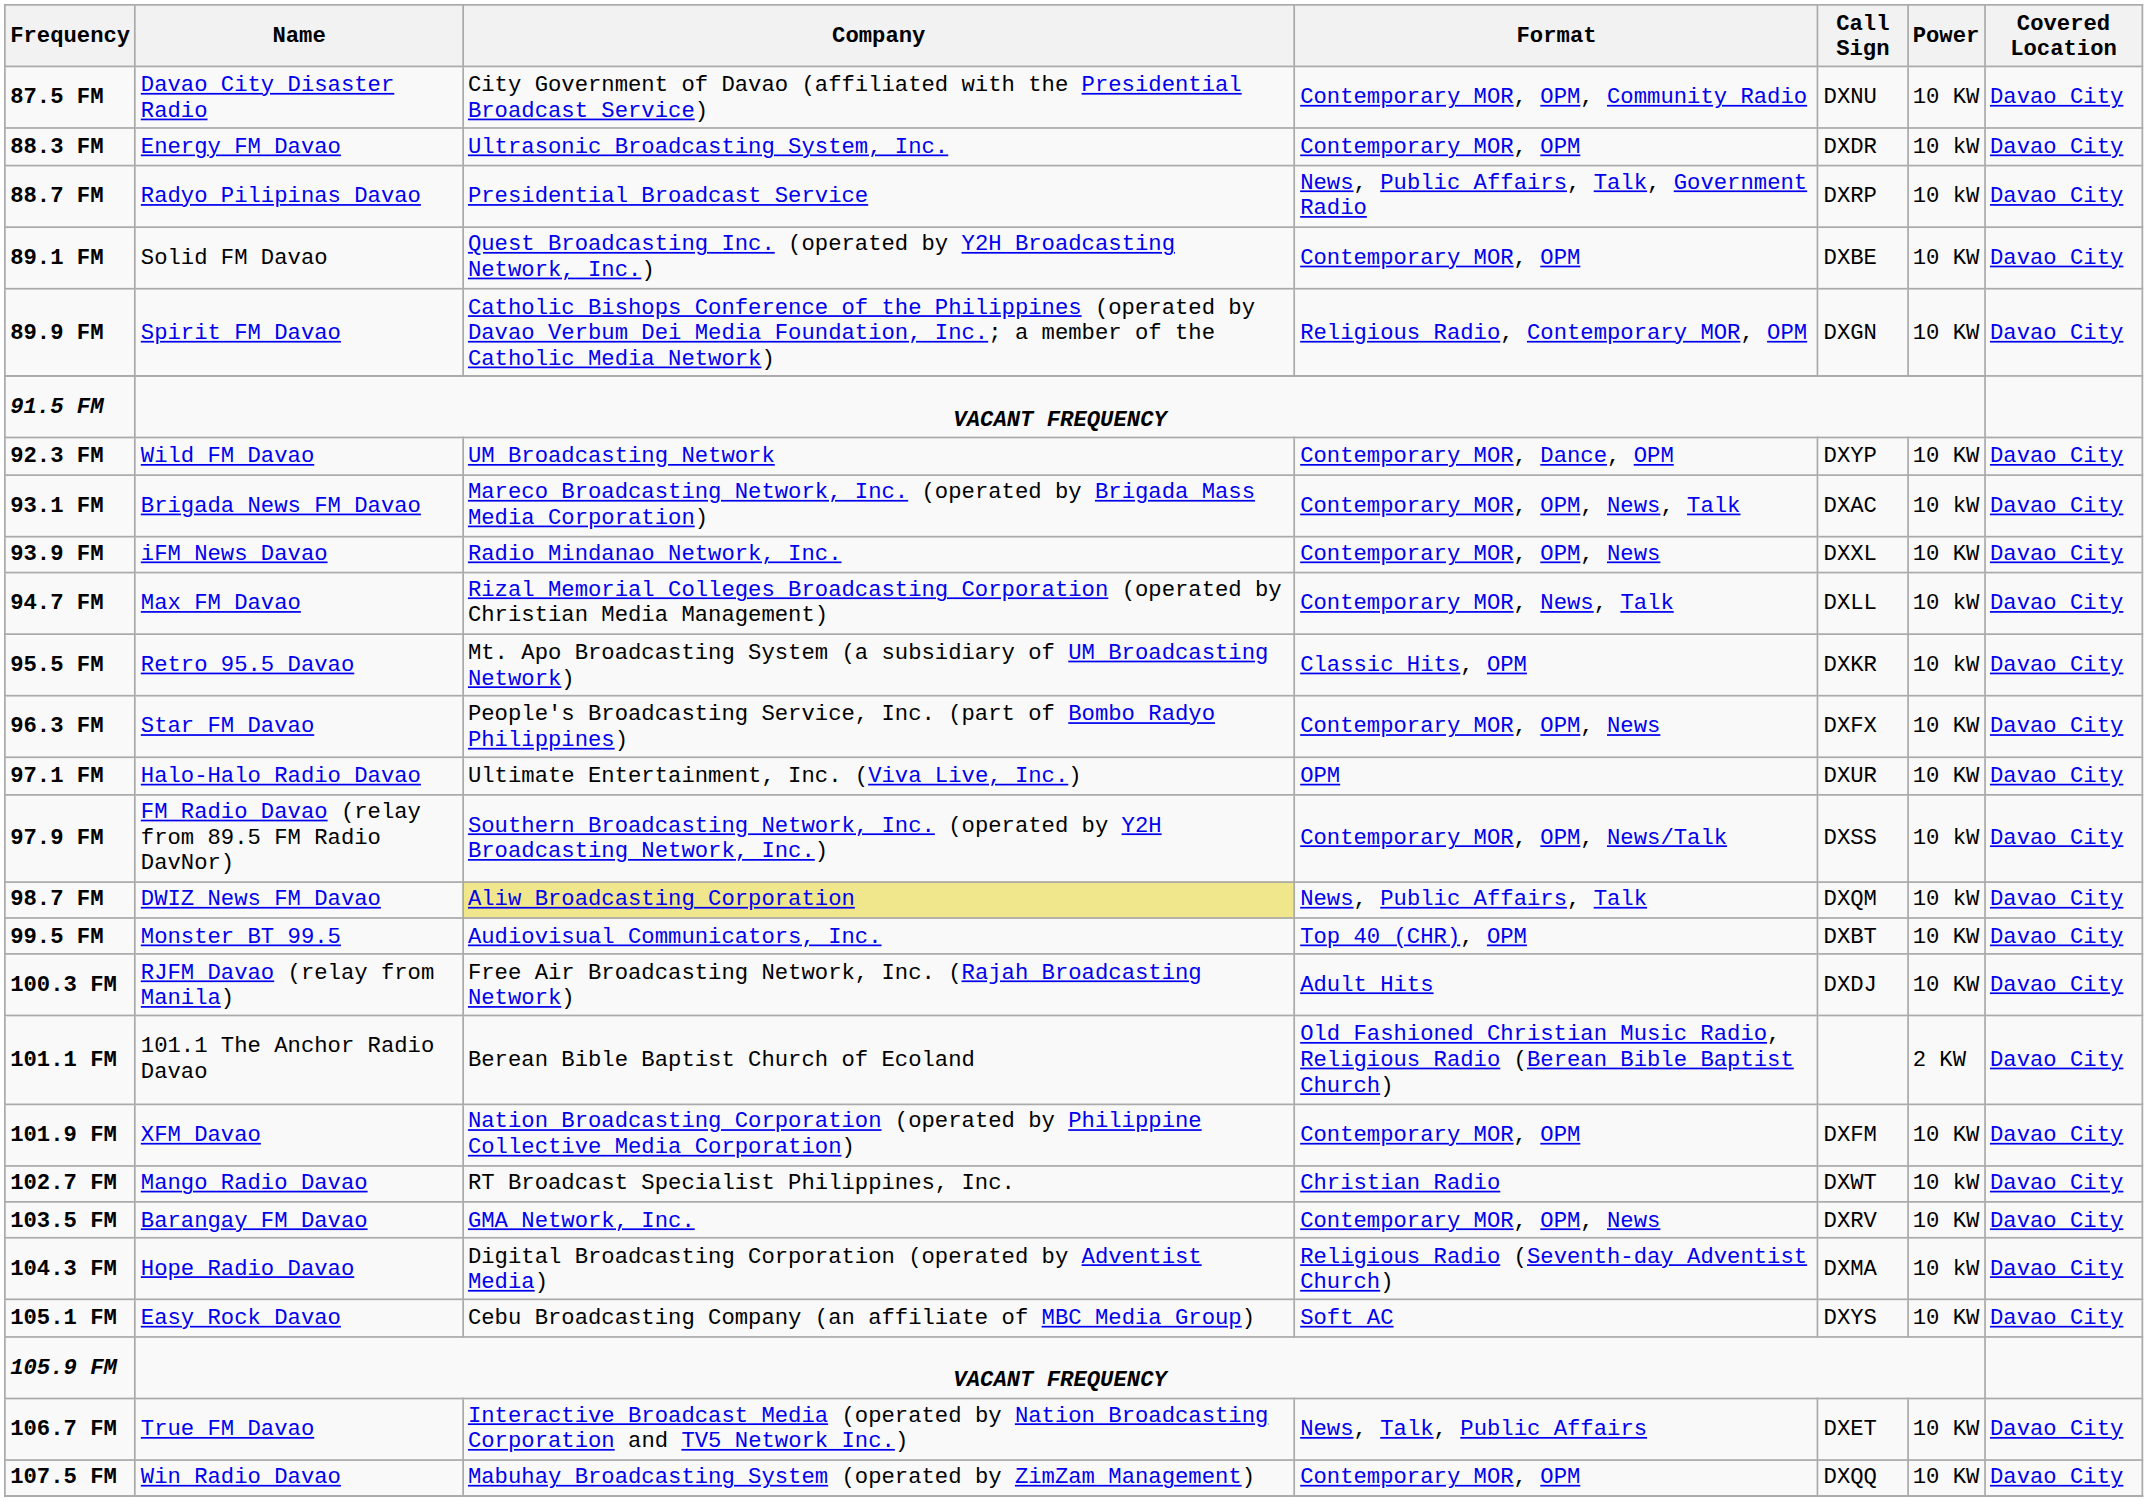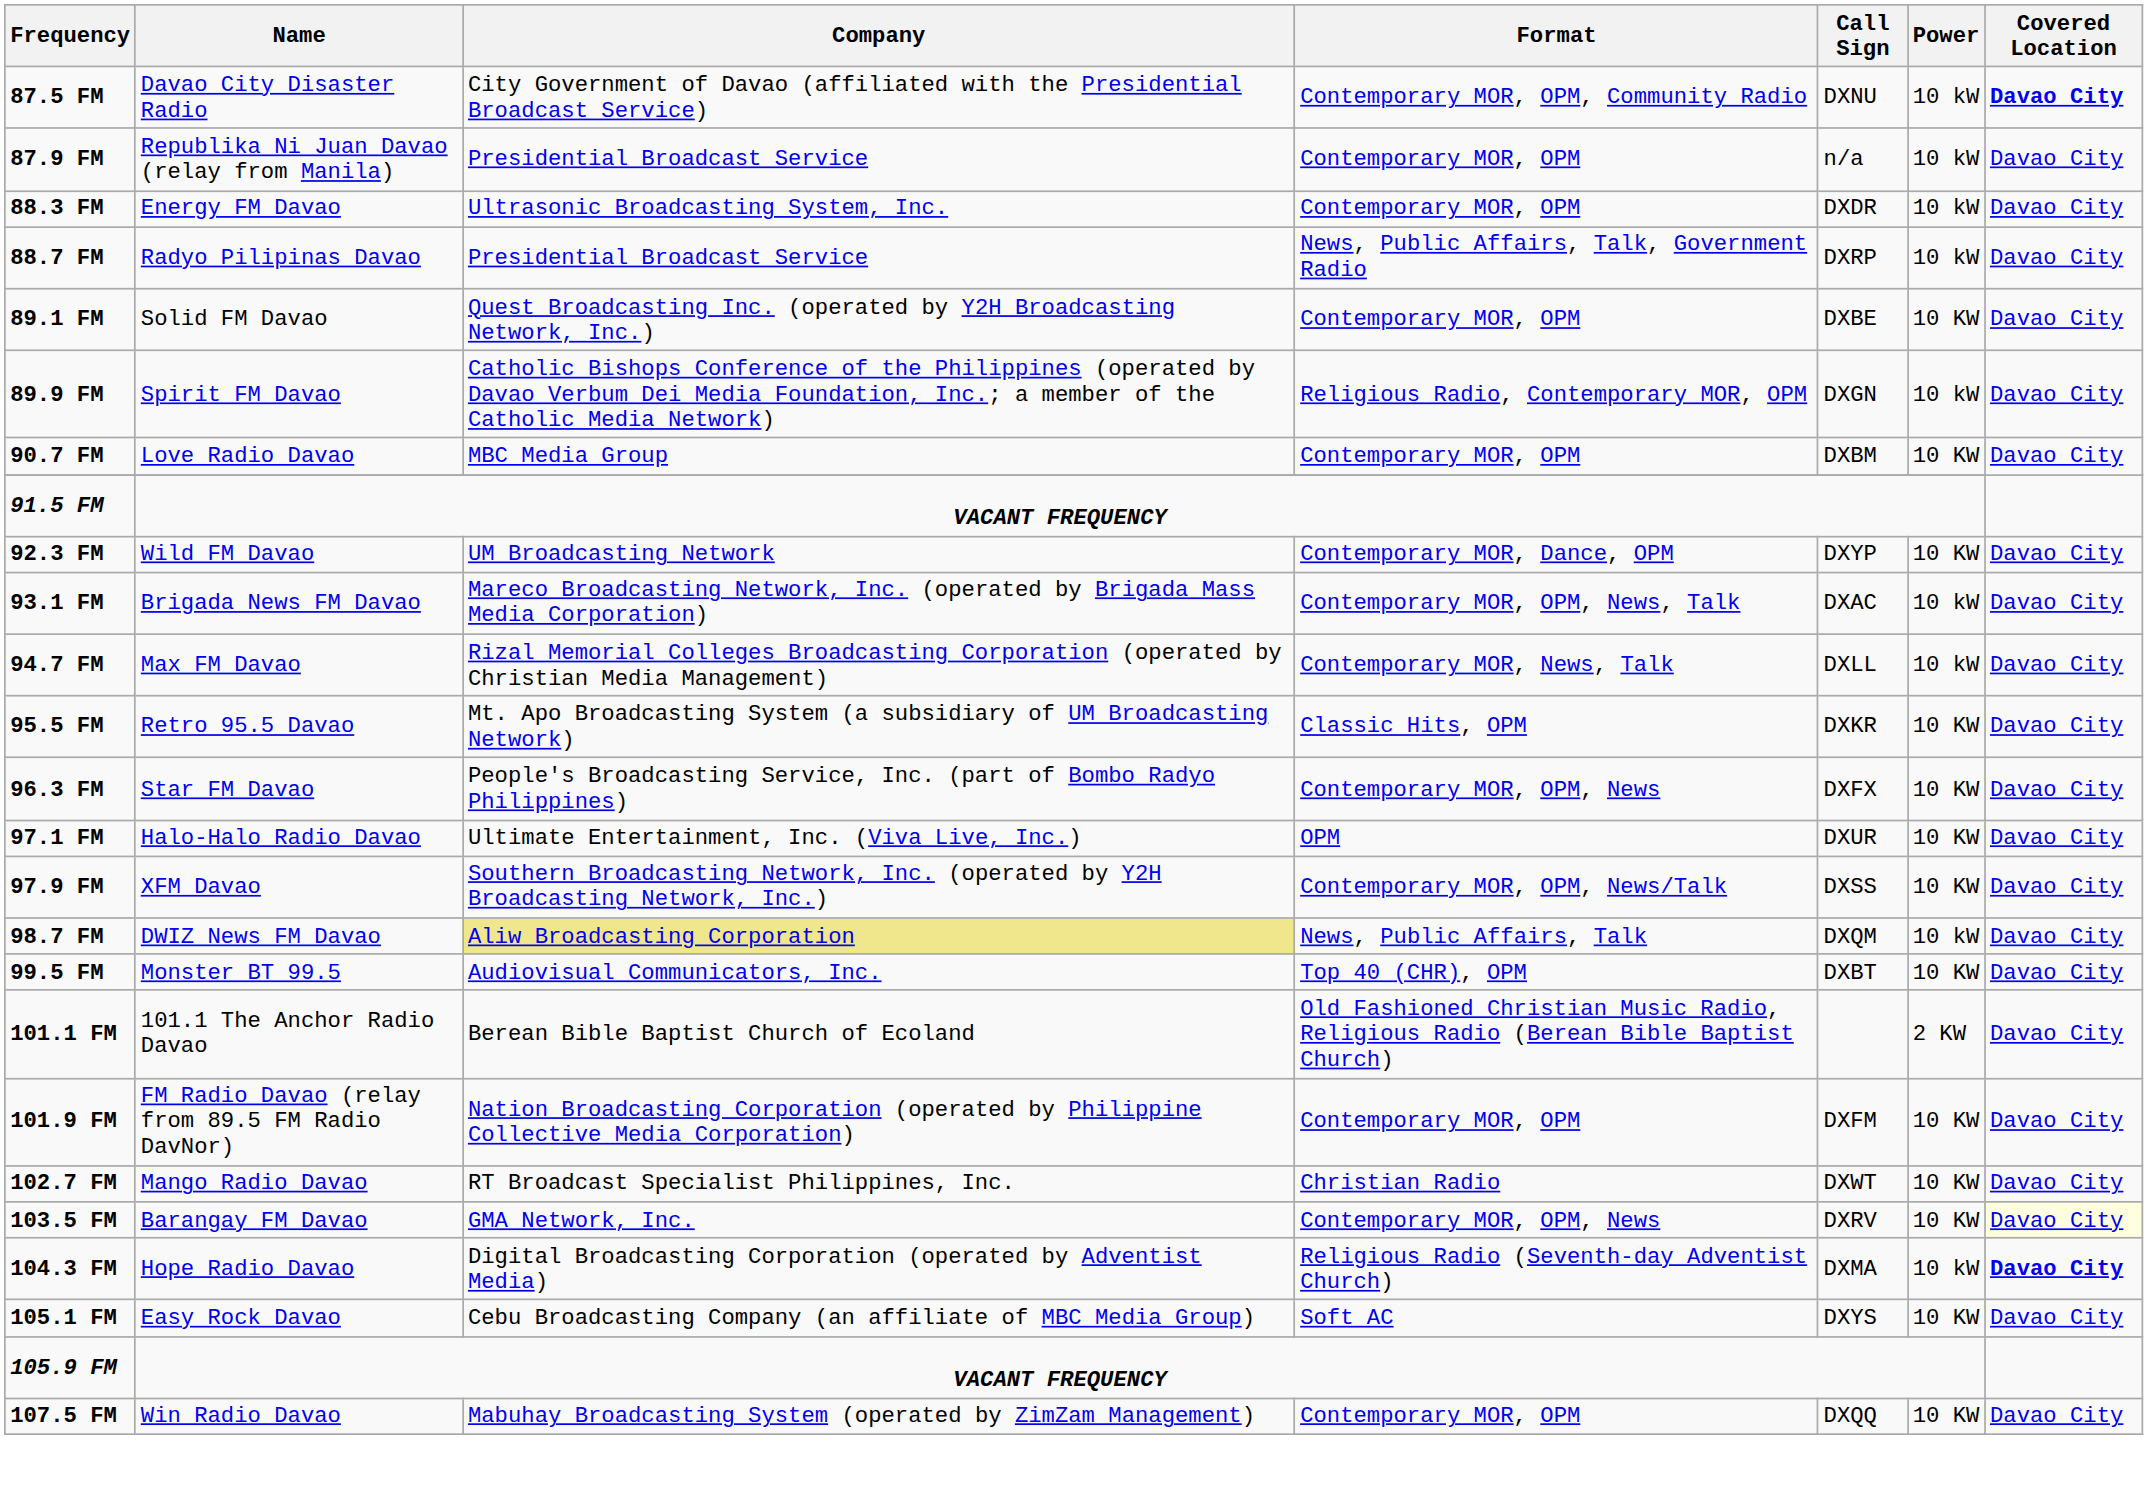(1946, 98) 10 KW -> (1946, 98) 10 kW
(2057, 98) normal -> (2057, 98) bold
+ row: (57, 160)
(1946, 332) 10 KW -> (1946, 394) 10 kW
+ row: (57, 456)
- row: (57, 554)
(1946, 665) 10 kW -> (1946, 727) 10 KW
(281, 838) FM Radio Davao (relay from 89.5 FM Radio DavNor) -> (201, 887) XFM Davao
(1946, 838) 10 kW -> (1946, 887) 10 KW
- row: (64, 985)
(201, 1135) XFM Davao -> (281, 1122) FM Radio Davao (relay from 89.5 FM Radio DavNor)
(1946, 1184) 10 kW -> (1946, 1184) 10 KW
(2057, 1220) no background -> (2057, 1220) lightyellow background
(2057, 1269) normal -> (2057, 1269) bold
- row: (64, 1429)
